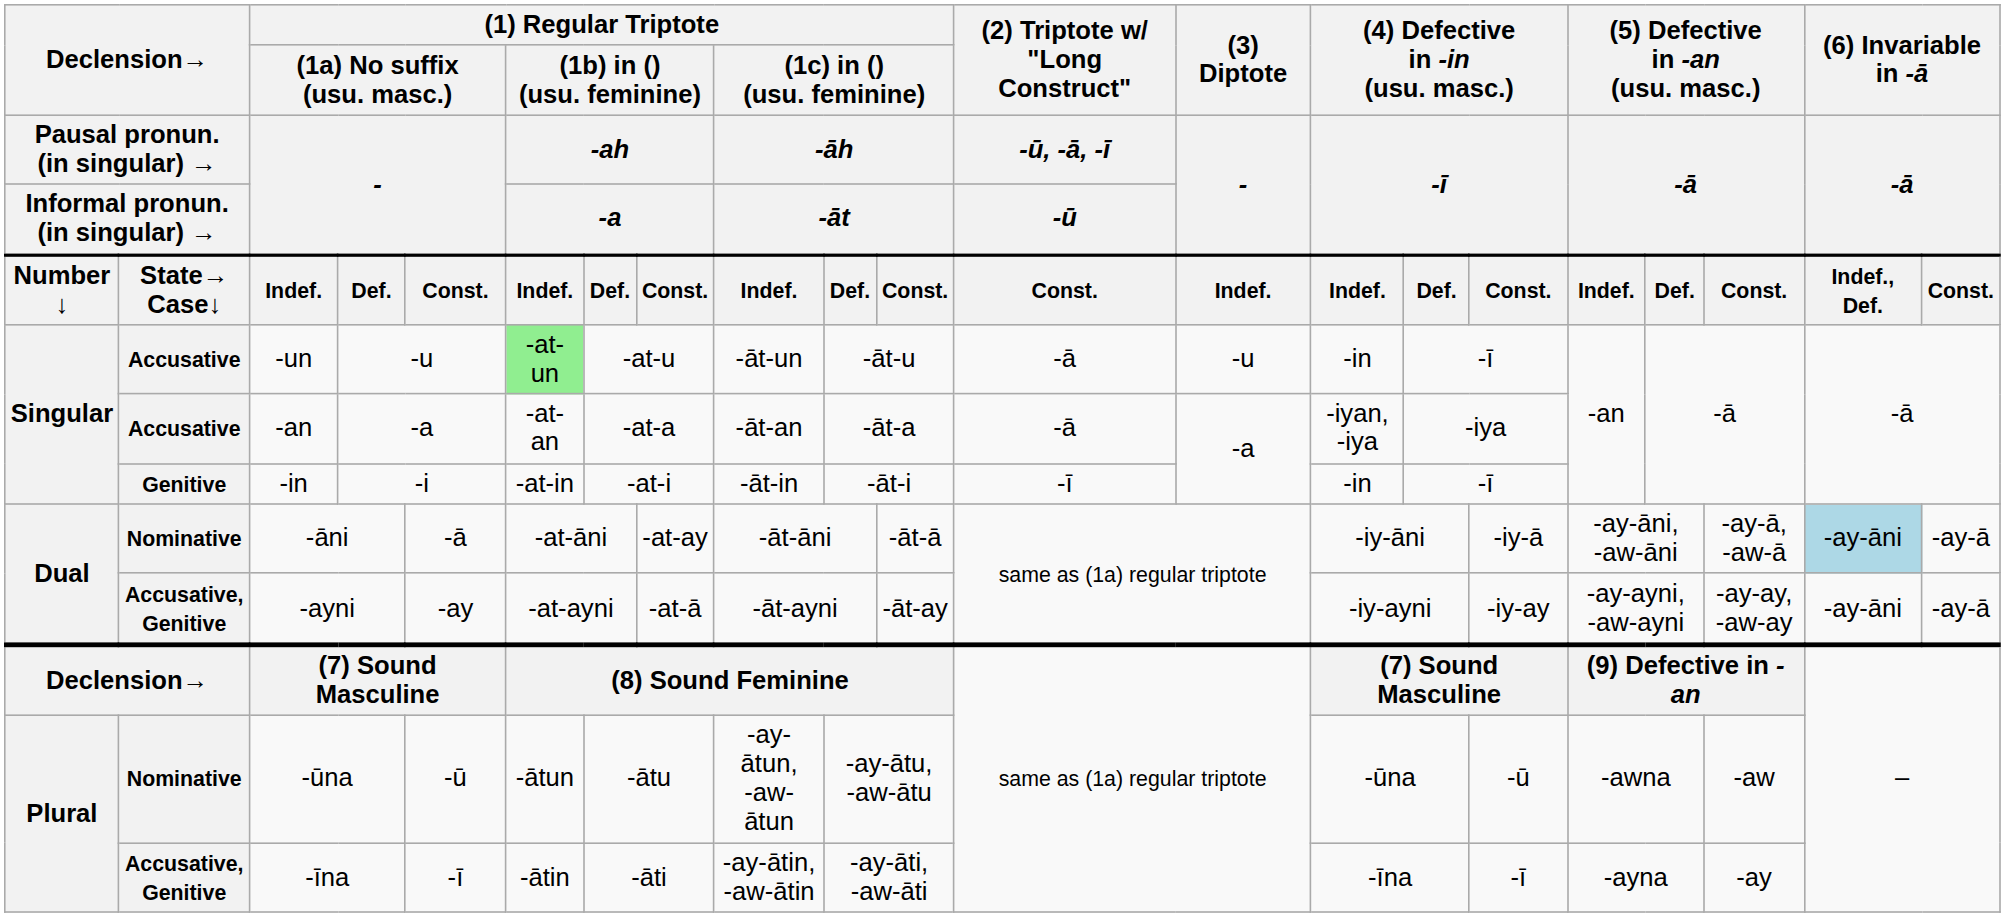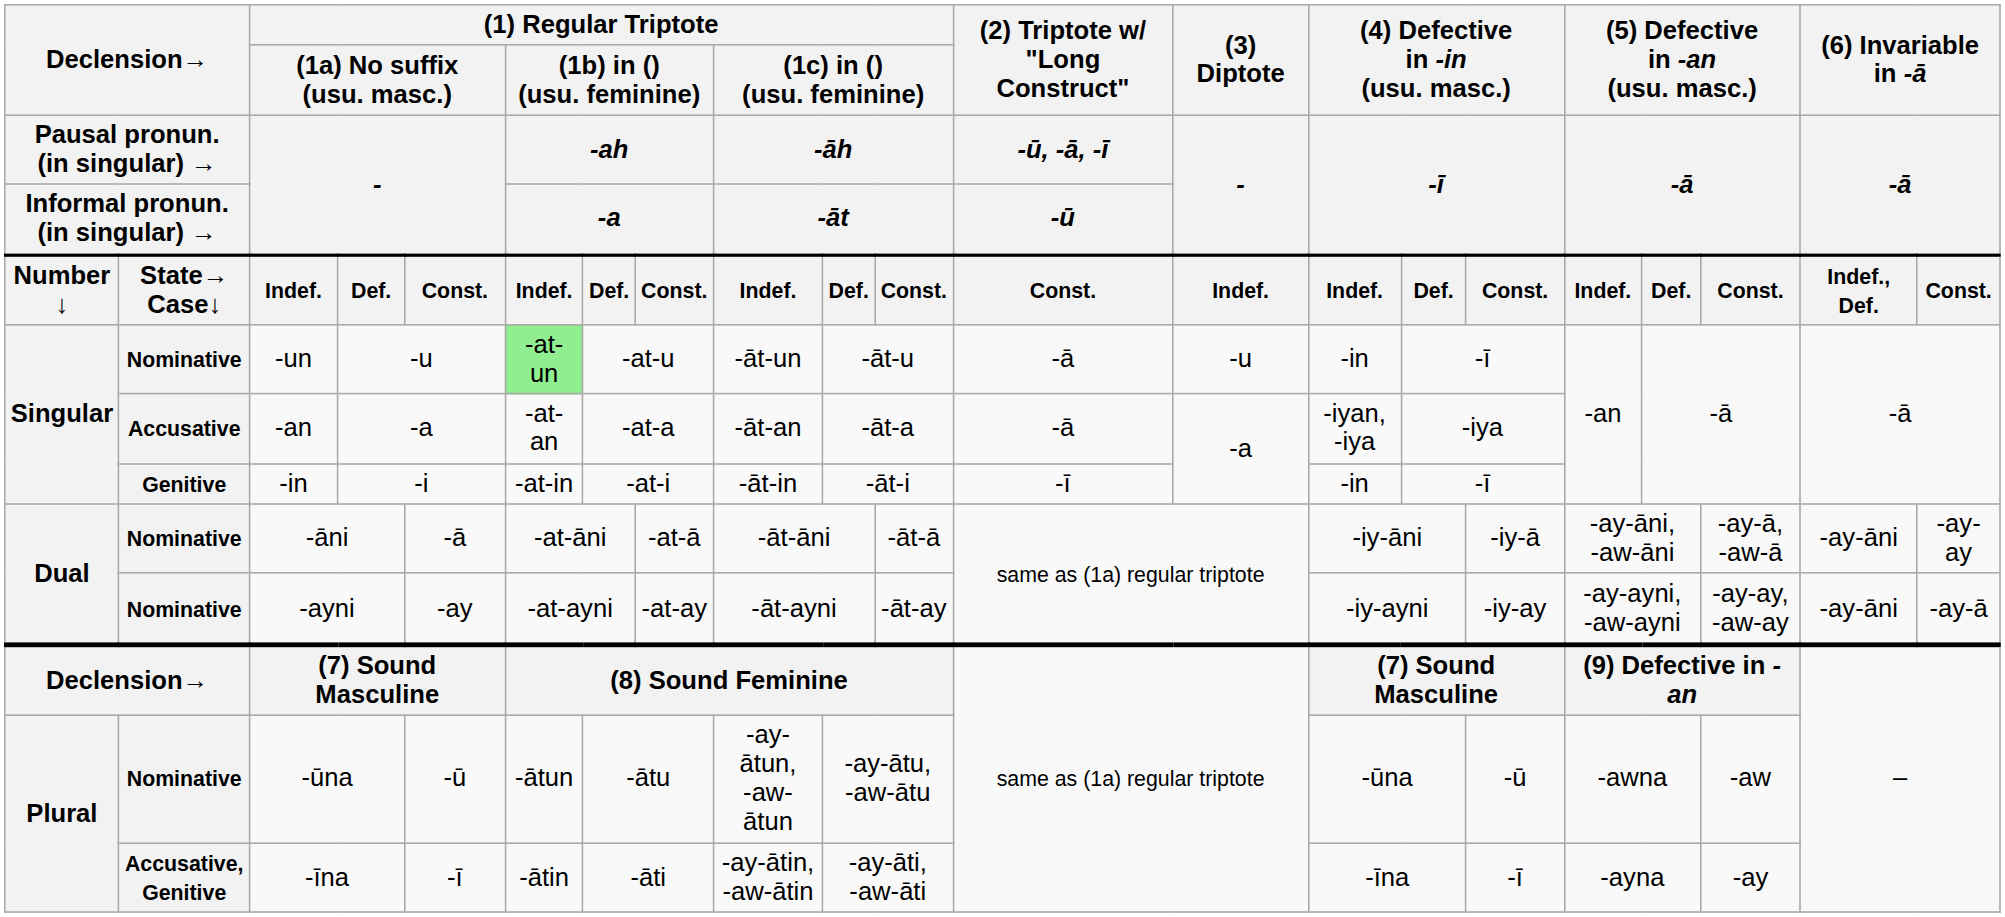(184, 360) Accusative -> (184, 360) Nominative
(675, 538) -at-ay -> (674, 538) -at-ā
(1863, 538) lightblue background -> (1859, 538) no background
(1961, 538) -ay-ā -> (1959, 538) -ay-ay
(184, 609) Accusative, Genitive -> (184, 609) Nominative
(675, 607) -at-ā -> (674, 607) -at-ay
